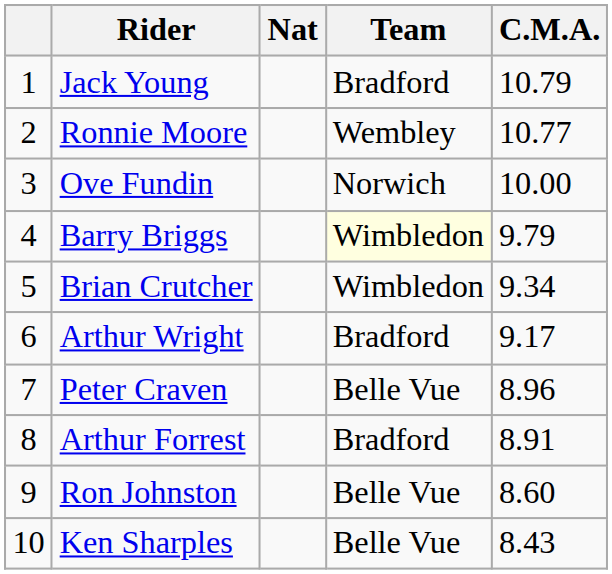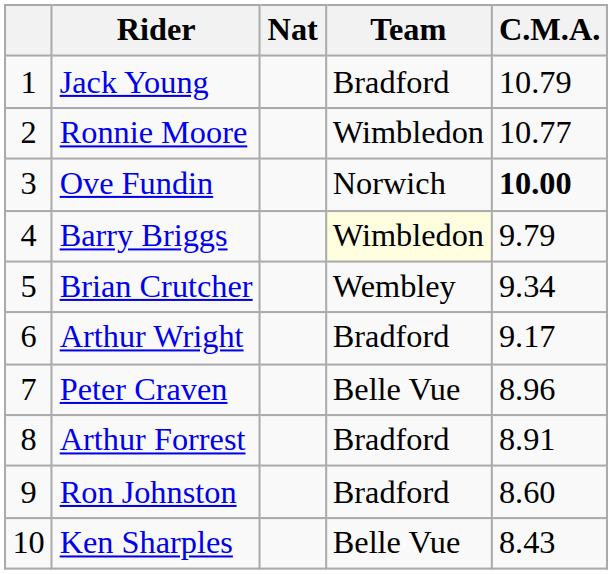(394, 132) Wembley -> (408, 132) Wimbledon
(535, 183) normal -> (535, 183) bold
(408, 286) Wimbledon -> (394, 286) Wembley
(397, 491) Belle Vue -> (391, 491) Bradford
